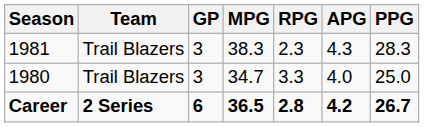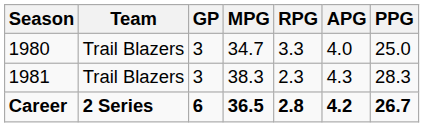rows swapped: (29, 77) <-> (29, 48)
